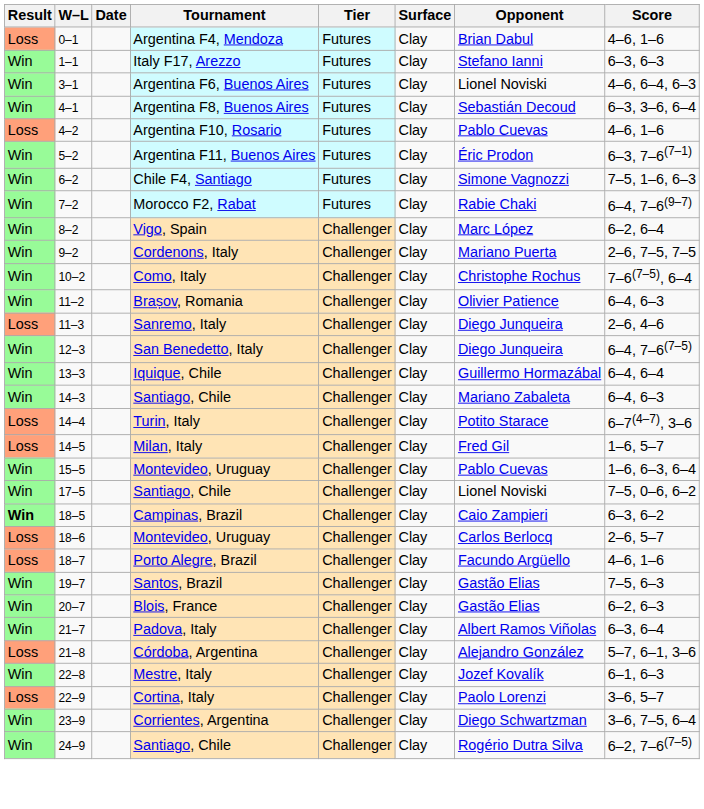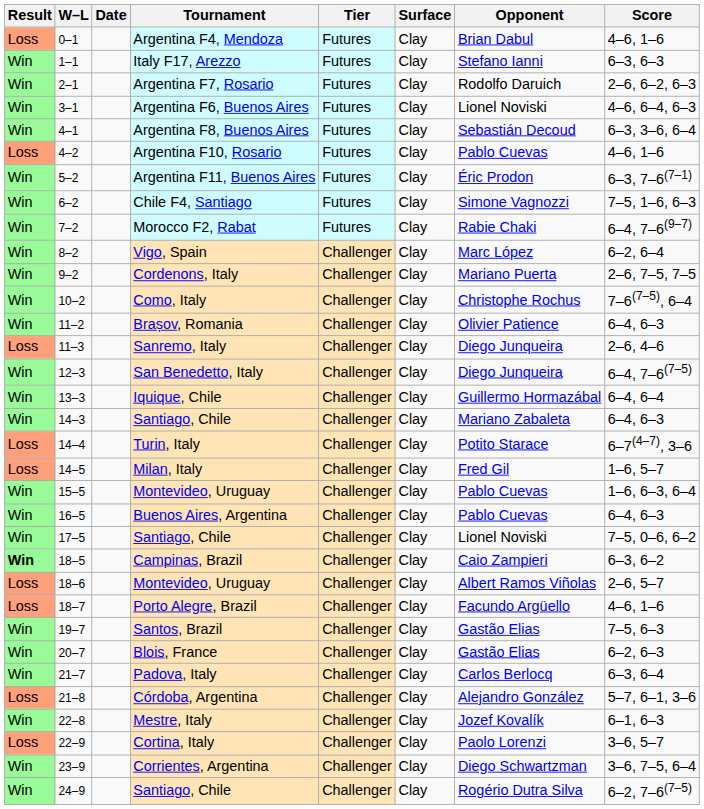+ row: (68, 85)
+ row: (72, 515)
(505, 537) Carlos Berlocq -> (527, 583) Albert Ramos Viñolas
(527, 629) Albert Ramos Viñolas -> (505, 674) Carlos Berlocq
